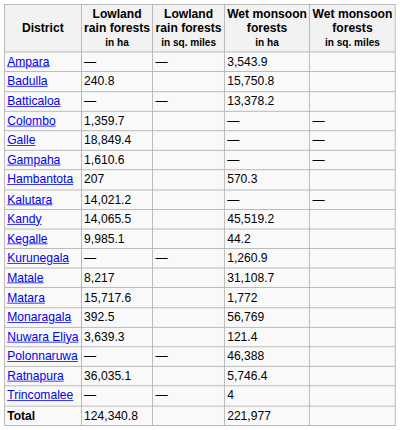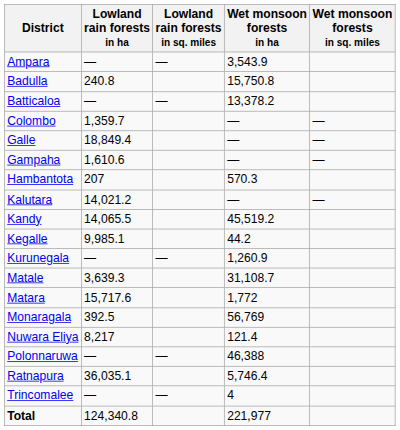(99, 277) 8,217 -> (104, 277) 3,639.3
(104, 336) 3,639.3 -> (99, 336) 8,217
